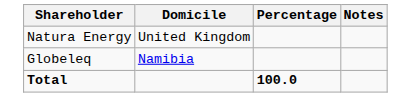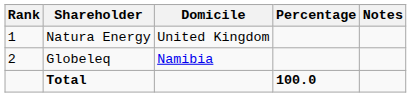+ column: (24, 15)
